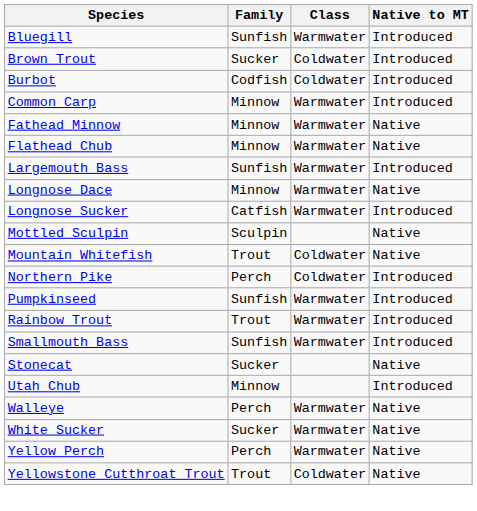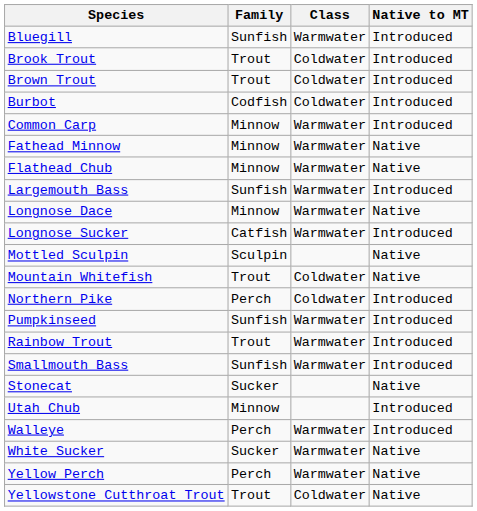+ row: (52, 59)
(255, 59) Sucker -> (251, 81) Trout
(396, 408) Native -> (413, 430) Introduced
